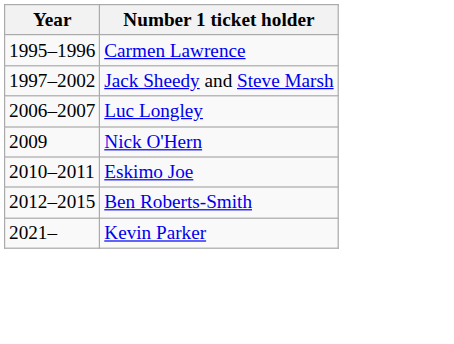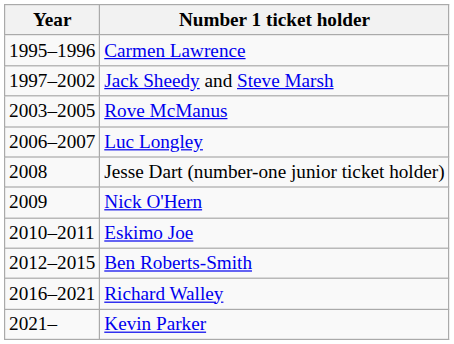+ row: (166, 111)
+ row: (274, 171)
+ row: (164, 293)
